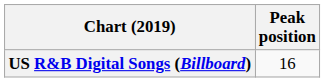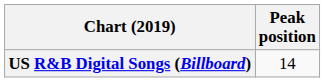(287, 63) 16 -> (287, 63) 14
